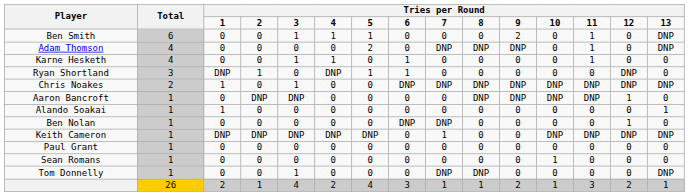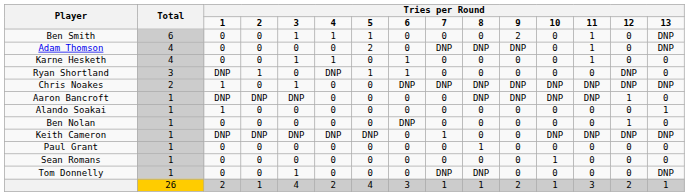(222, 97) 0 -> (222, 97) DNP
(444, 122) DNP -> (444, 122) 0
(481, 147) 0 -> (481, 147) 1
